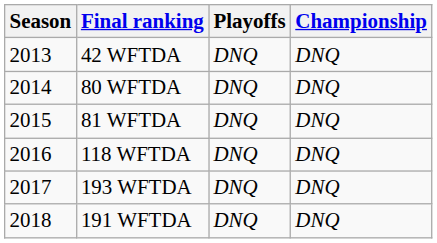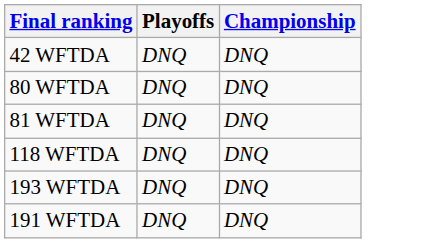- column: (40, 21)
